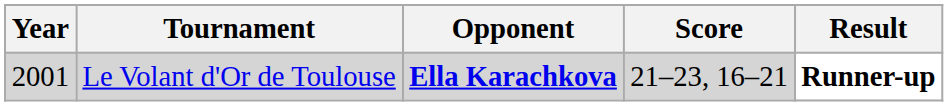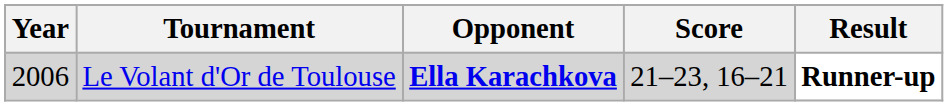(40, 75) 2001 -> (40, 75) 2006
